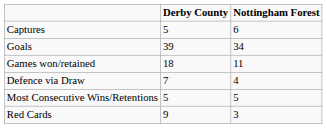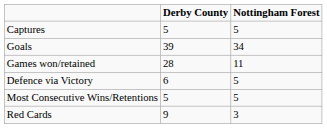(236, 30) 6 -> (236, 30) 5
(168, 64) 18 -> (168, 64) 28
+ row: (50, 81)
- row: (46, 81)
